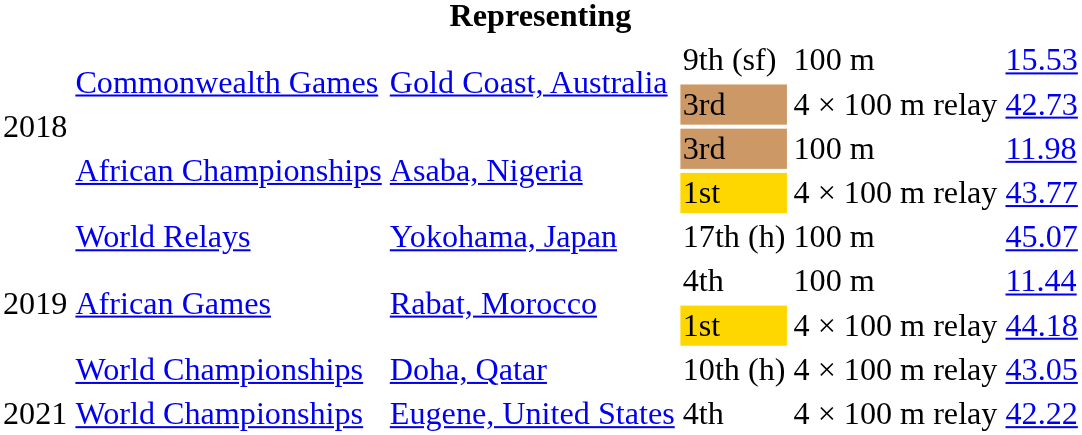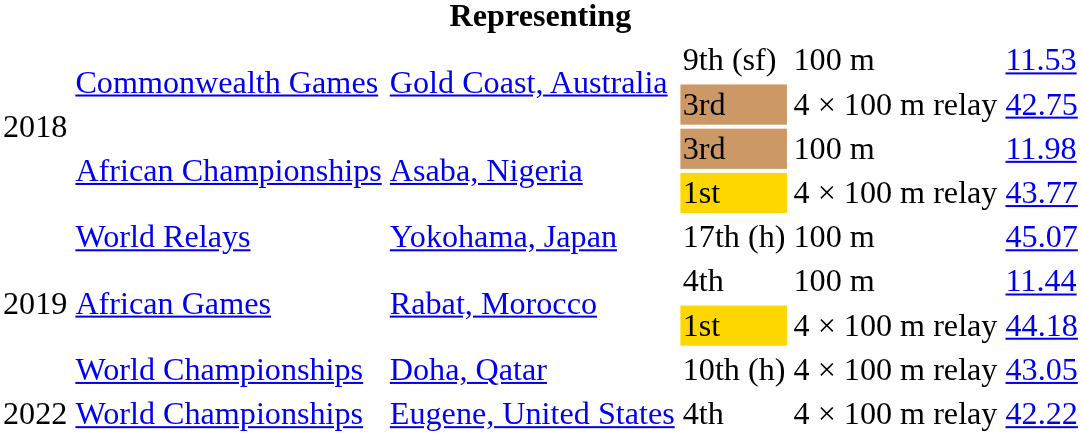(1042, 59) 15.53 -> (1041, 59) 11.53
(1042, 104) 42.73 -> (1042, 104) 42.75
(35, 413) 2021 -> (35, 413) 2022
